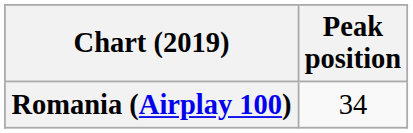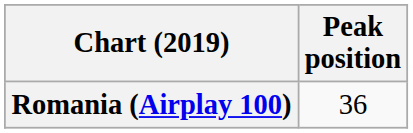(353, 104) 34 -> (353, 104) 36
